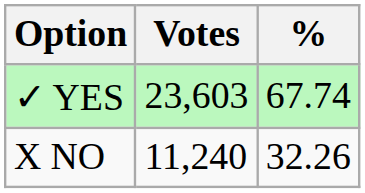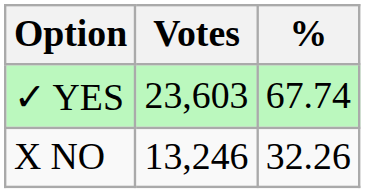(196, 156) 11,240 -> (197, 156) 13,246
